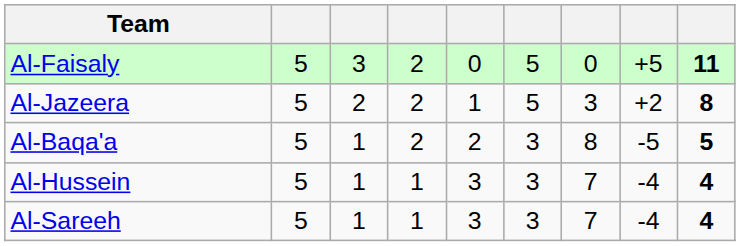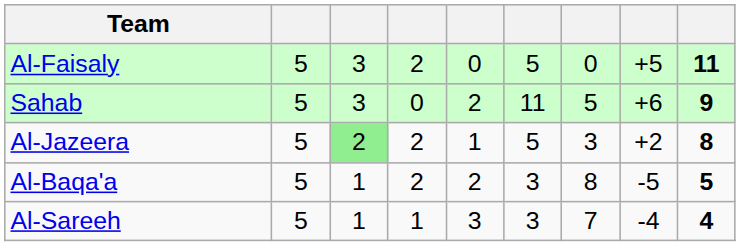+ row: (46, 102)
(359, 102) no background -> (359, 142) lightgreen background
- row: (70, 181)
